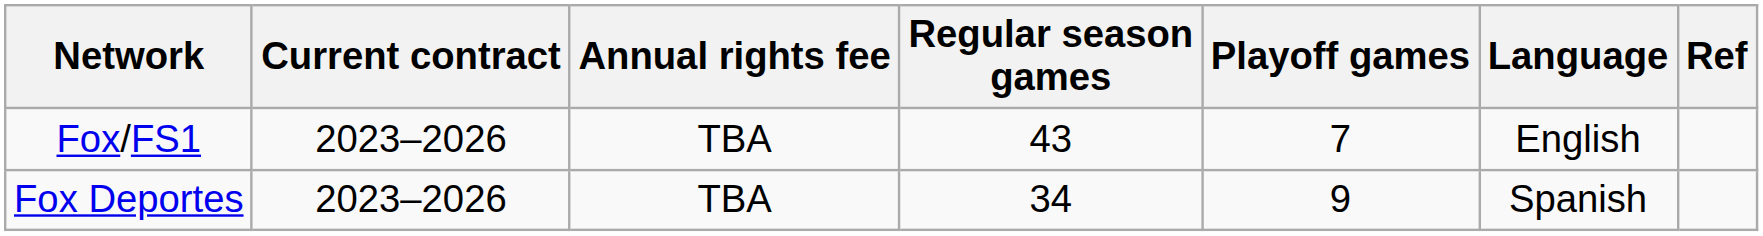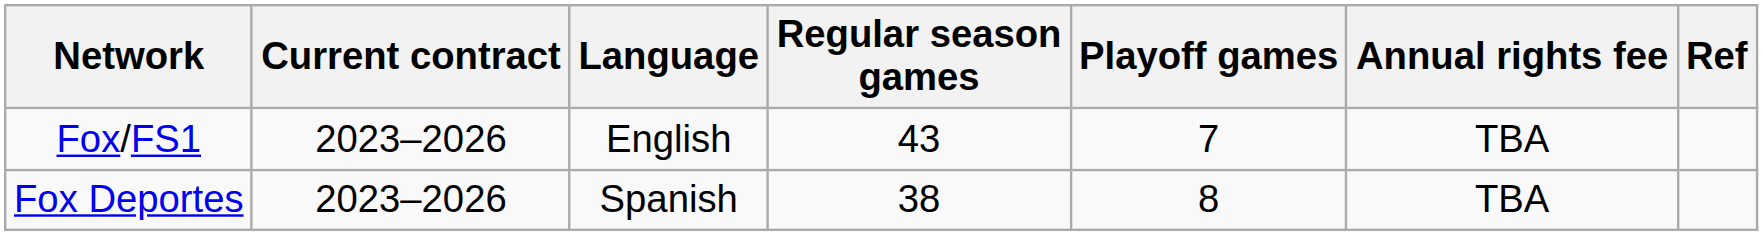columns swapped: (735, 56) <-> (1578, 56)
(1051, 199) 34 -> (919, 199) 38
(1340, 199) 9 -> (1209, 199) 8
